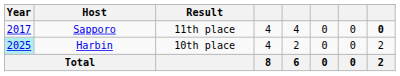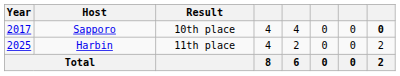(205, 29) 11th place -> (205, 29) 10th place
(19, 46) paleturquoise background -> (19, 46) no background
(205, 46) 10th place -> (205, 46) 11th place
